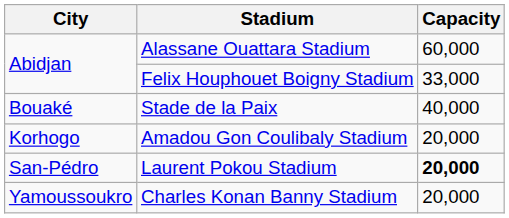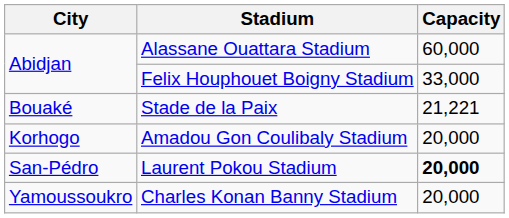(451, 108) 40,000 -> (451, 108) 21,221
